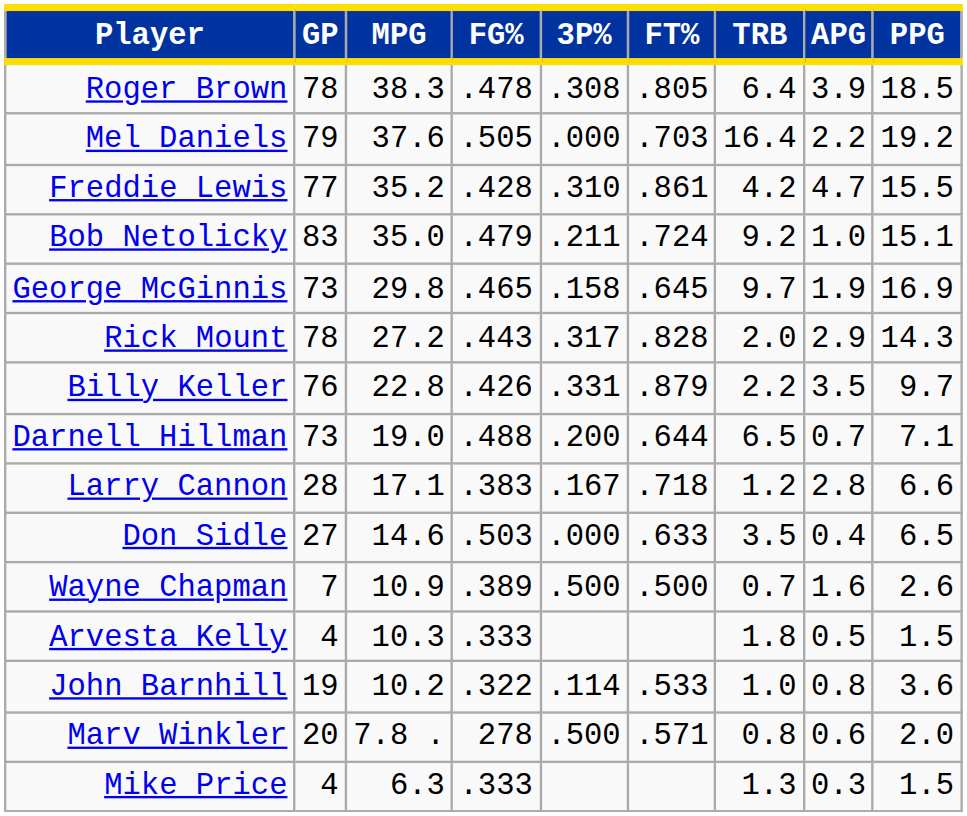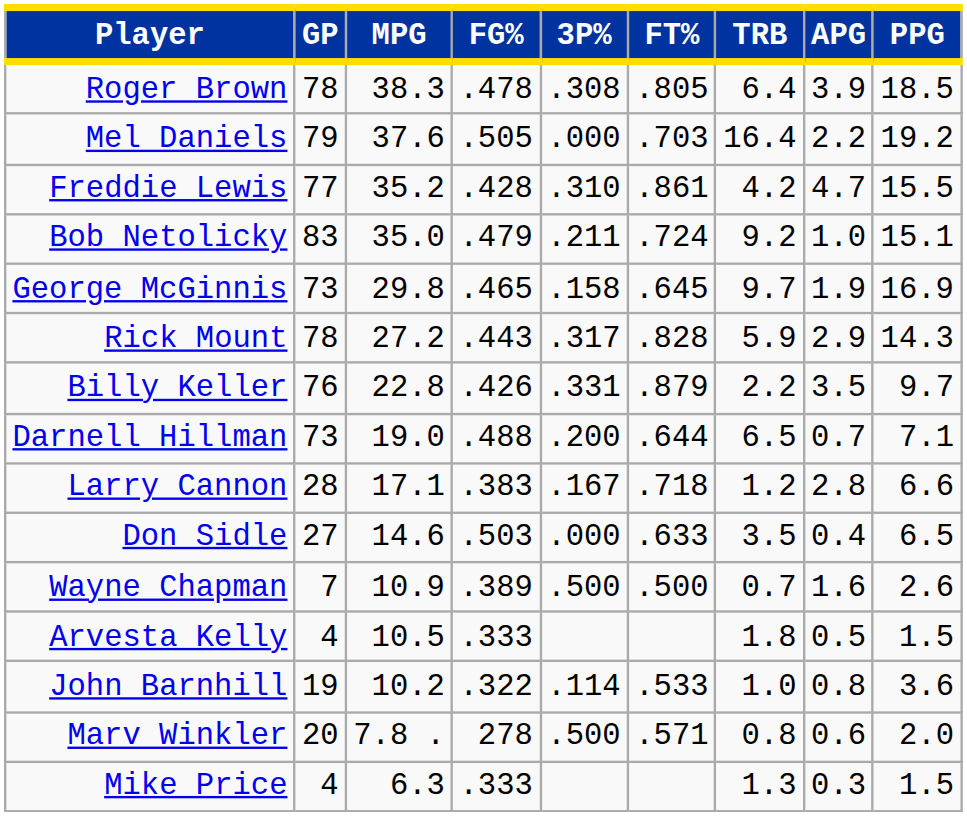(769, 338) 2.0 -> (769, 338) 5.9
(408, 637) 10.3 -> (408, 637) 10.5
